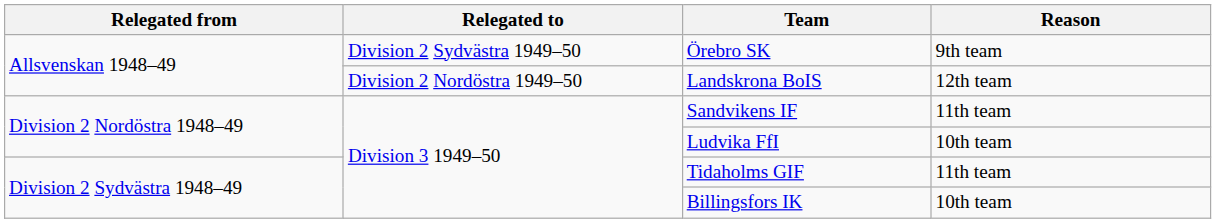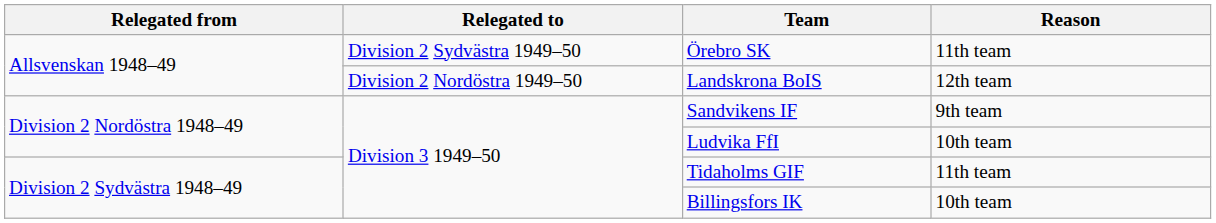(969, 50) 9th team -> (973, 50) 11th team
(973, 111) 11th team -> (969, 111) 9th team
